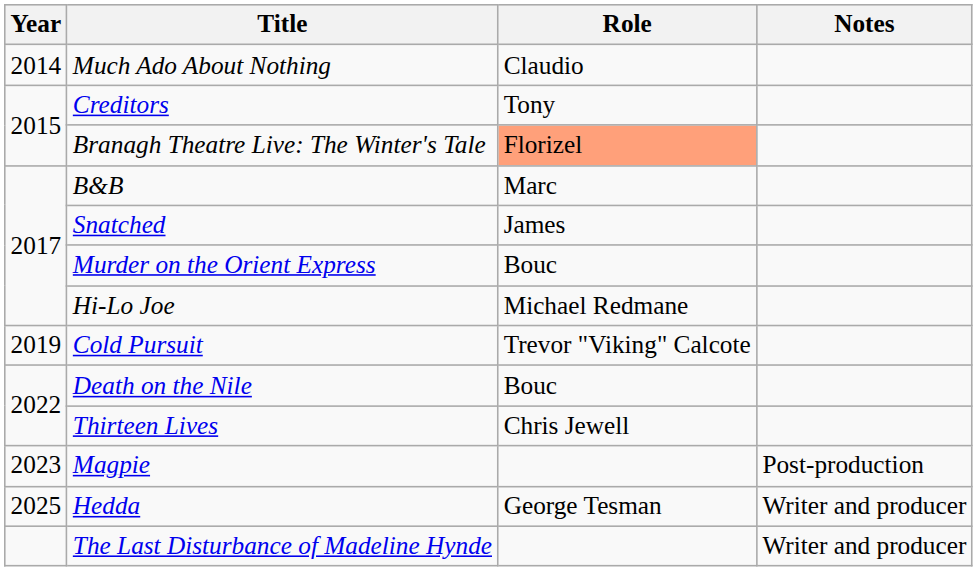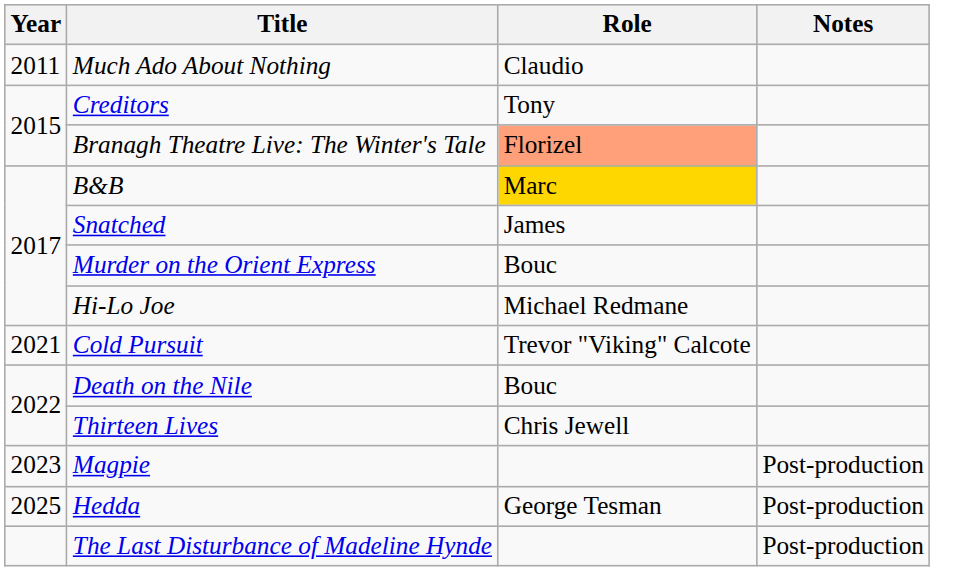(36, 64) 2014 -> (35, 64) 2011
(530, 184) no background -> (530, 184) gold background
(36, 345) 2019 -> (36, 345) 2021
(864, 505) Writer and producer -> (843, 505) Post-production
(864, 545) Writer and producer -> (843, 545) Post-production
